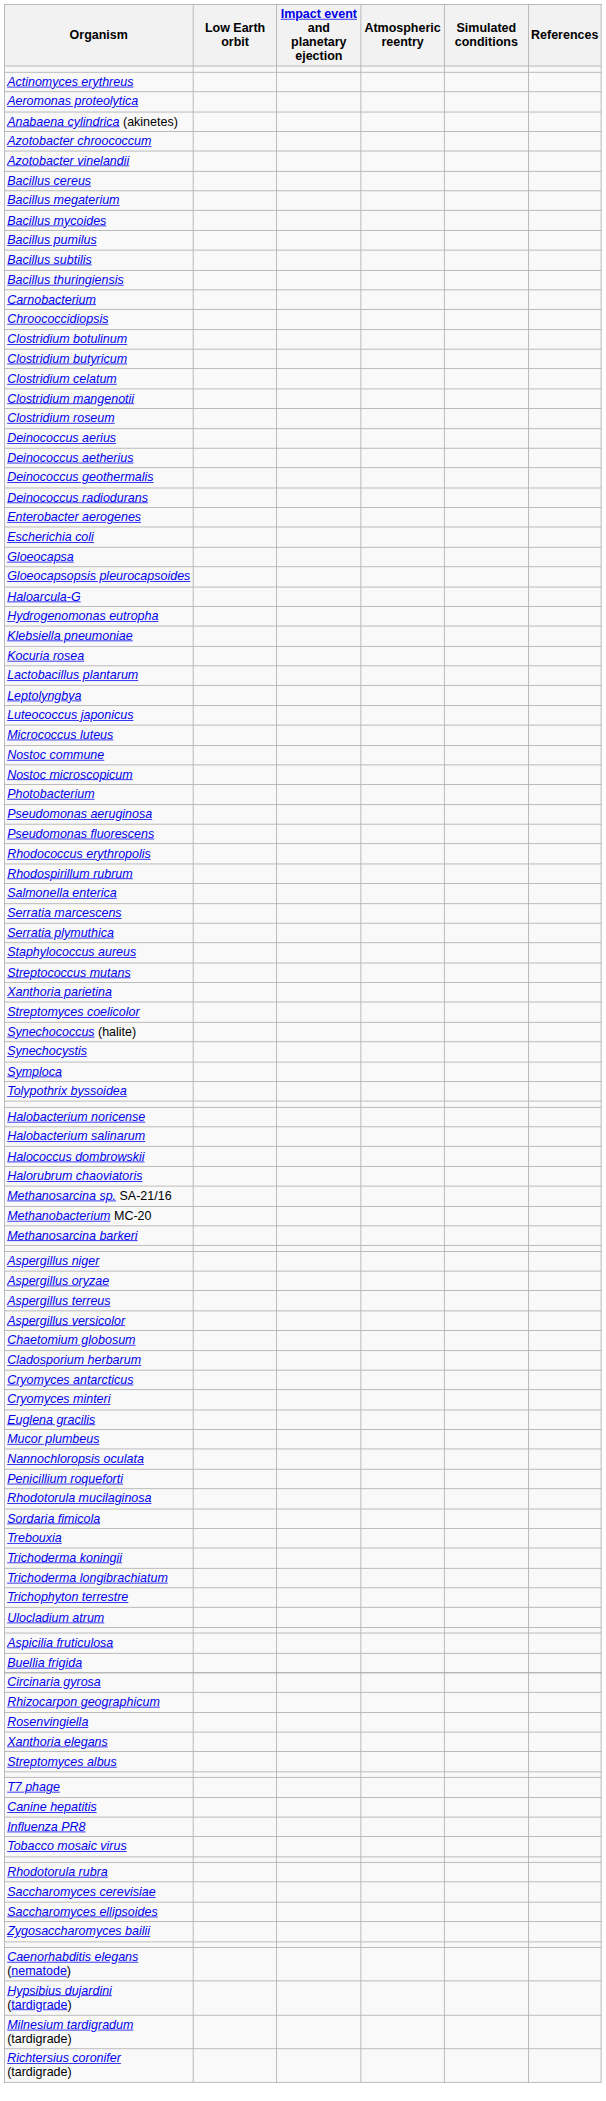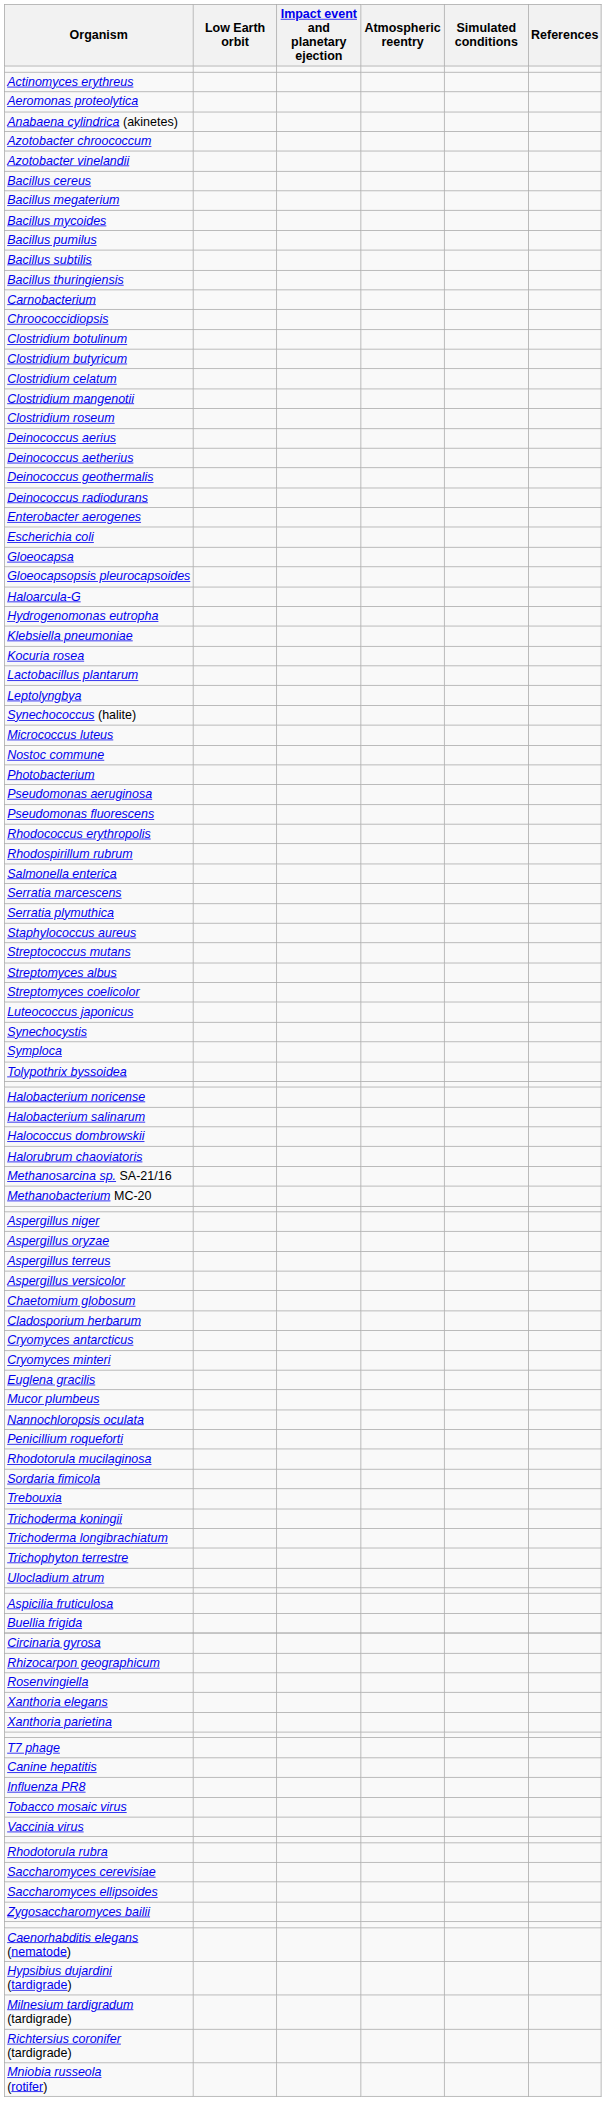rows swapped: (70, 715) <-> (72, 1032)
- row: (70, 774)
rows swapped: (62, 1761) <-> (60, 992)
- row: (72, 1235)
+ row: (45, 1827)
+ row: (54, 2079)
